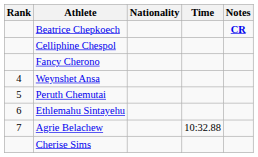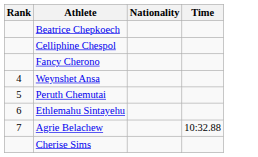- column: (238, 12)
